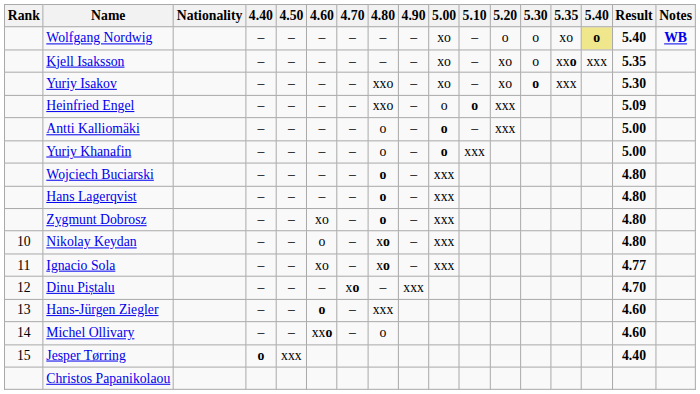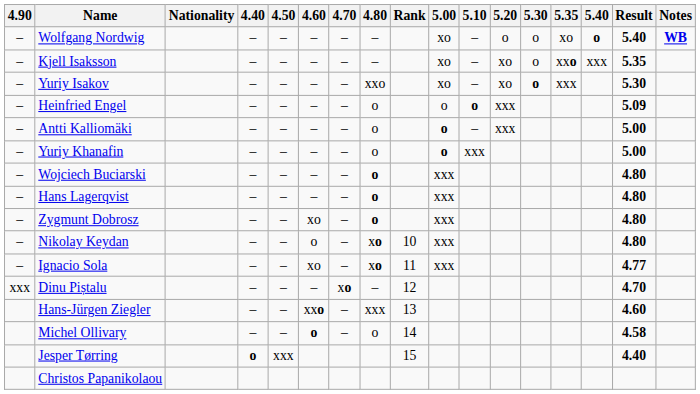columns swapped: (24, 15) <-> (414, 15)
(597, 38) khaki background -> (597, 38) no background
(383, 106) xxo -> (375, 106) o
(322, 310) o -> (314, 310) xxo
(322, 332) xxo -> (314, 332) o
(634, 332) 4.60 -> (634, 332) 4.58
